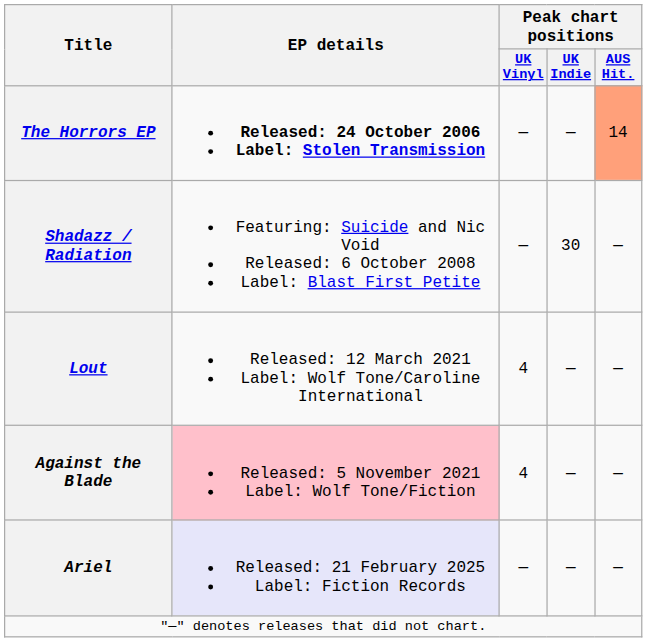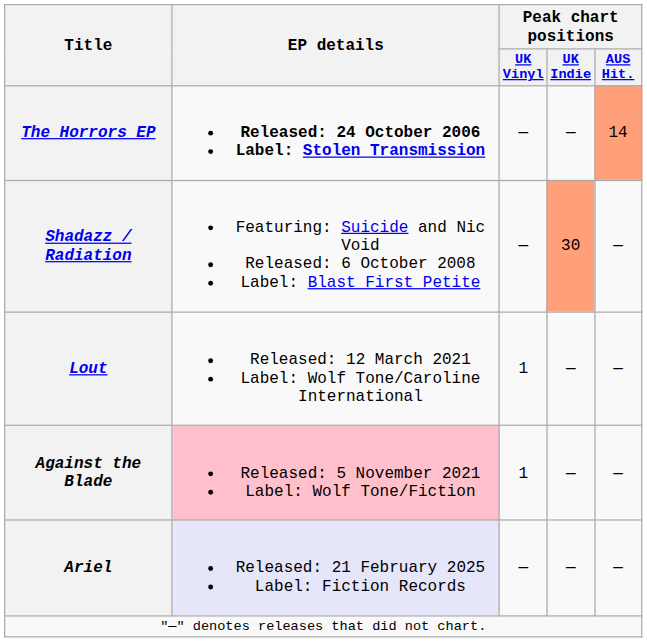(571, 246) no background -> (571, 246) lightsalmon background
(523, 369) 4 -> (523, 369) 1
(523, 473) 4 -> (523, 473) 1
